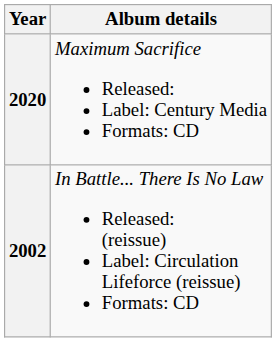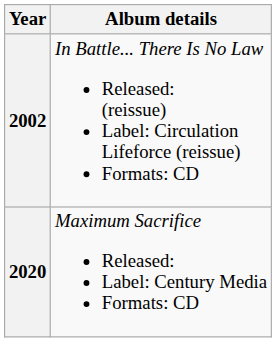rows swapped: (28, 250) <-> (28, 99)
